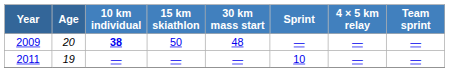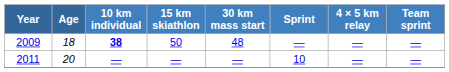(69, 42) 20 -> (69, 42) 18
(69, 59) 19 -> (69, 59) 20
